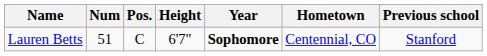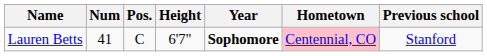(105, 39) 51 -> (105, 39) 41
(331, 39) no background -> (331, 39) pink background
